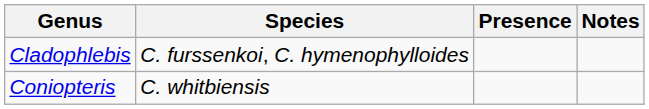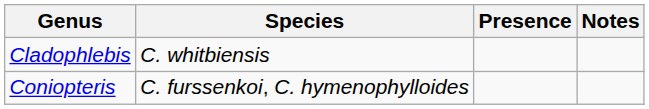(305, 54) C. furssenkoi, C. hymenophylloides -> (205, 54) C. whitbiensis
(205, 87) C. whitbiensis -> (305, 87) C. furssenkoi, C. hymenophylloides
